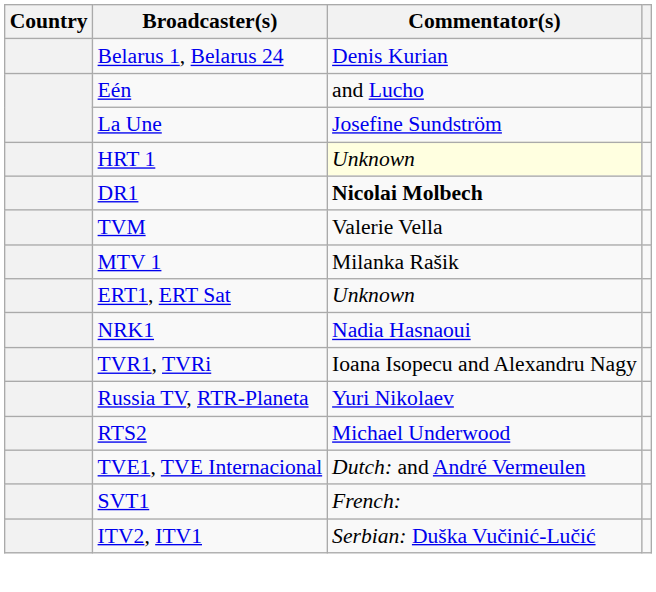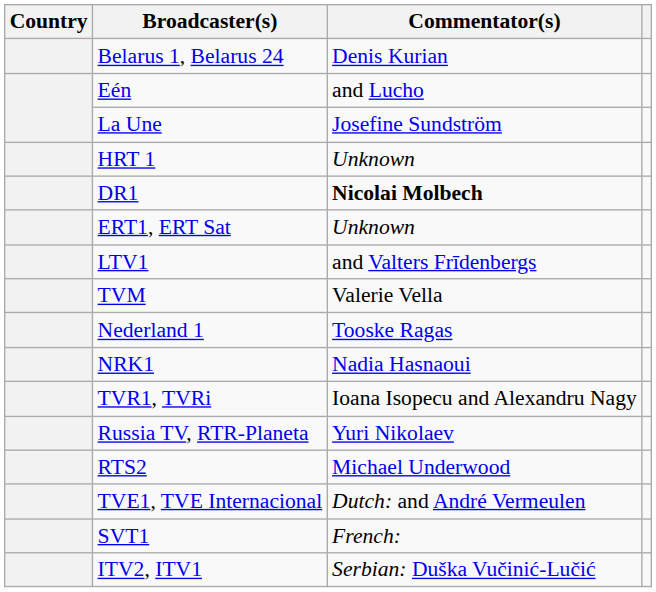(374, 158) lightyellow background -> (374, 158) no background
rows swapped: (164, 295) <-> (122, 227)
+ row: (123, 261)
- row: (130, 261)
+ row: (151, 329)
